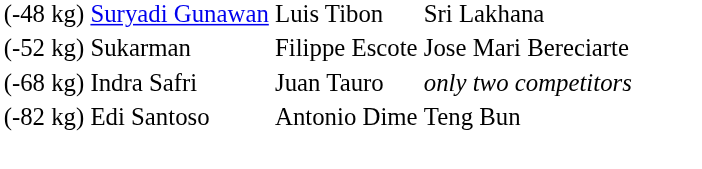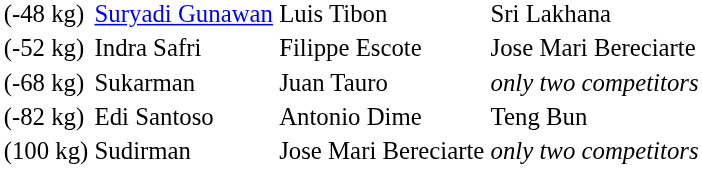(141, 48) Sukarman -> (148, 48) Indra Safri
(144, 82) Indra Safri -> (145, 82) Sukarman
+ row: (46, 150)
